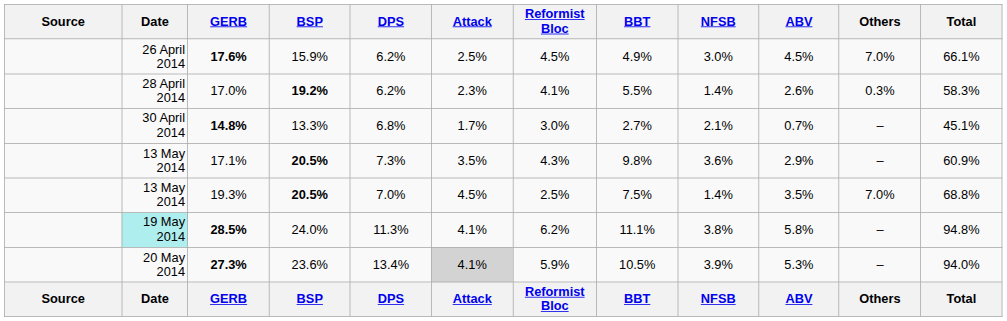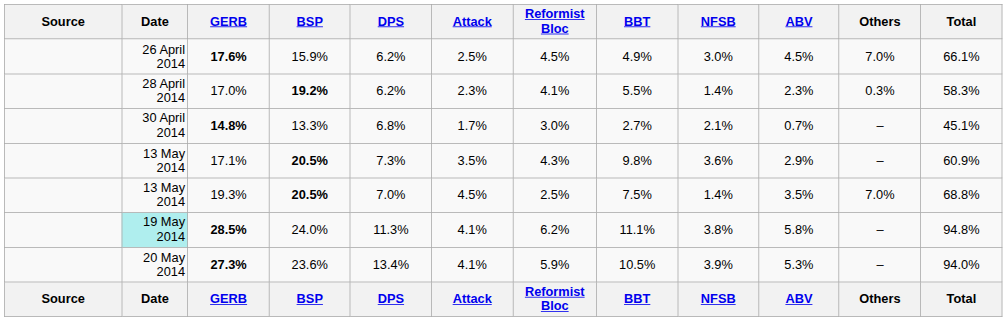(799, 91) 2.6% -> (799, 91) 2.3%
(472, 264) lightgrey background -> (472, 264) no background
